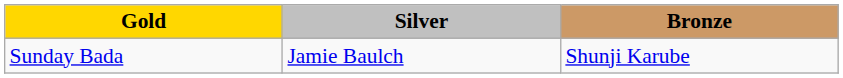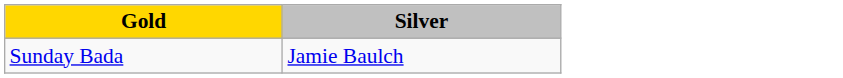- column: (699, 21)
